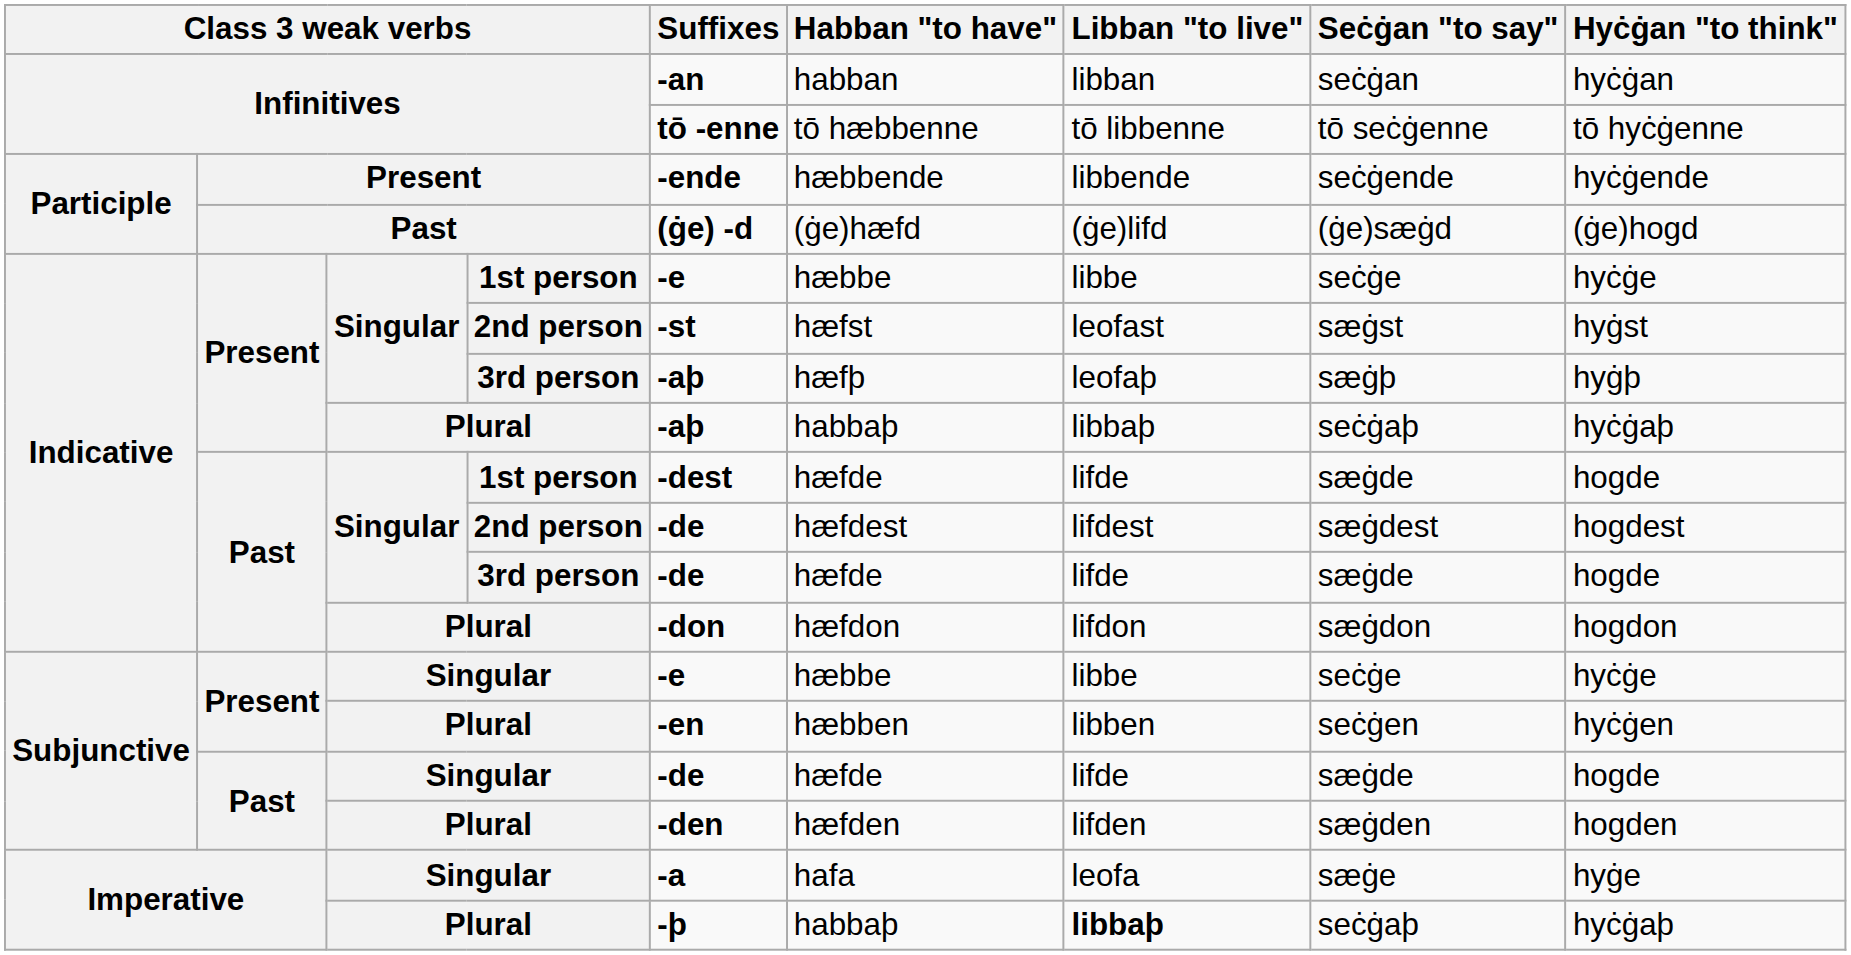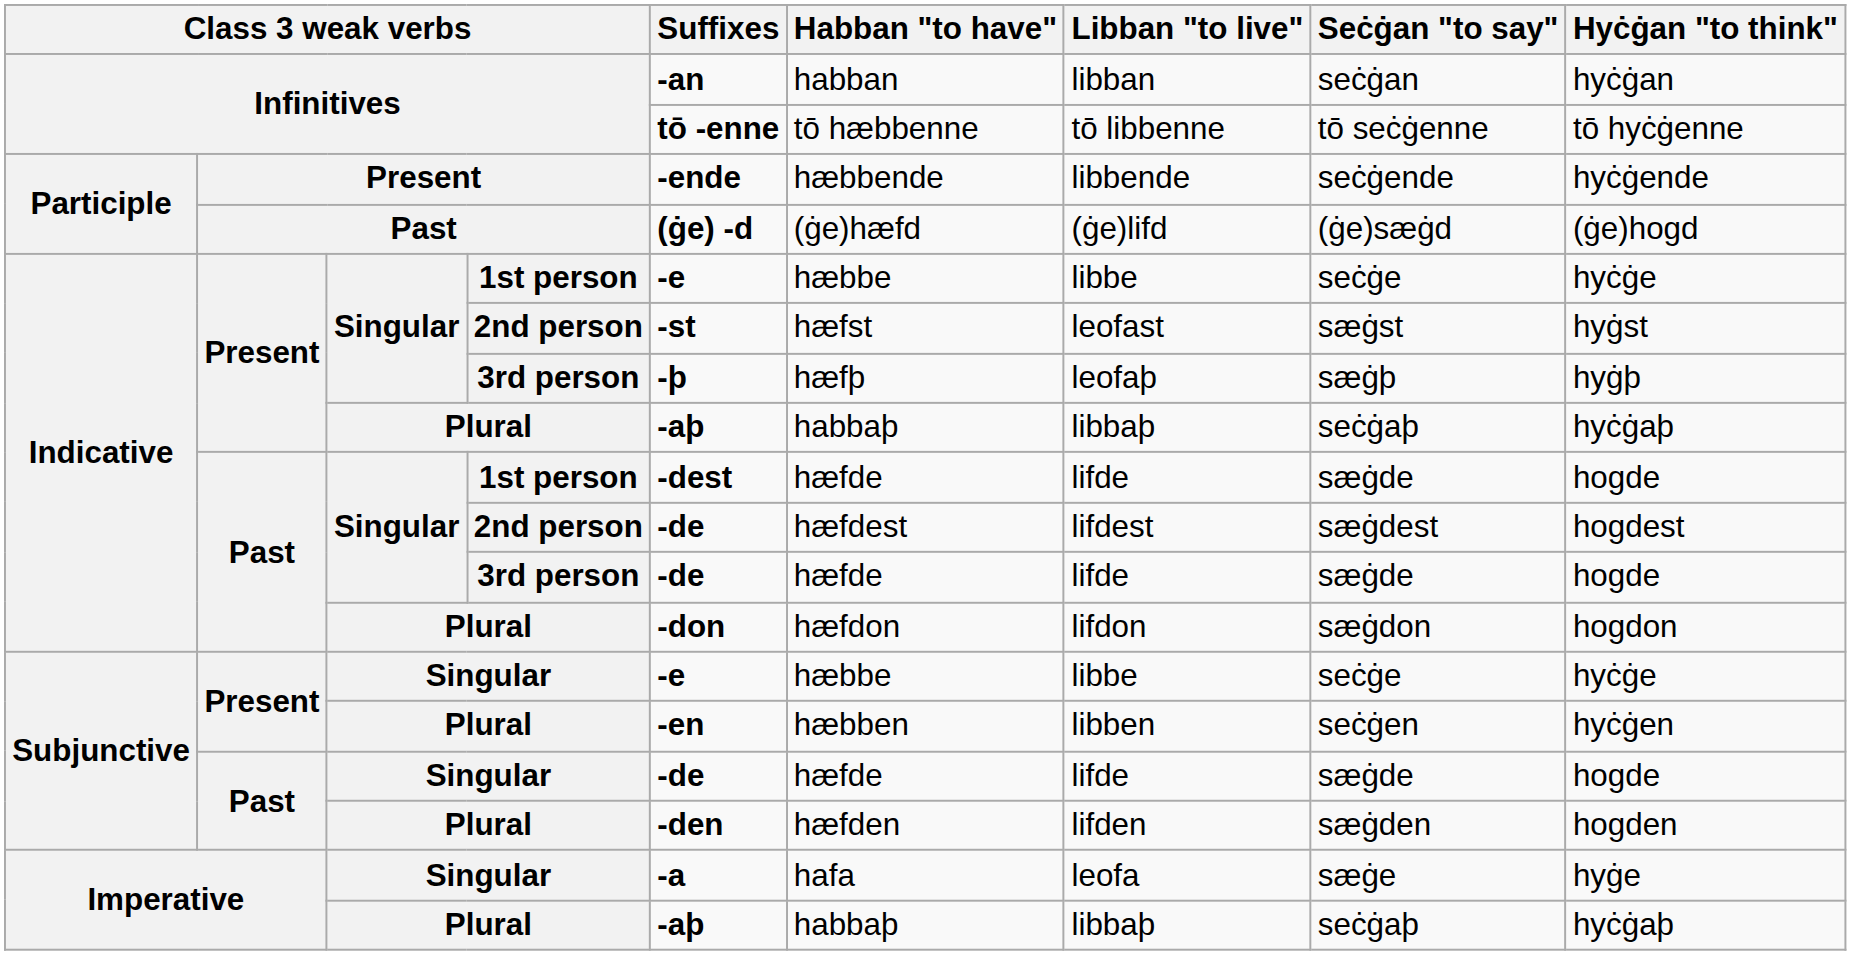(681, 377) -aþ -> (672, 377) -þ
(672, 924) -þ -> (681, 924) -aþ
(1118, 924) bold -> (1113, 924) normal
